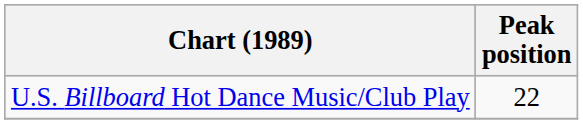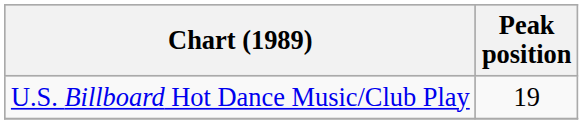(527, 97) 22 -> (527, 97) 19
